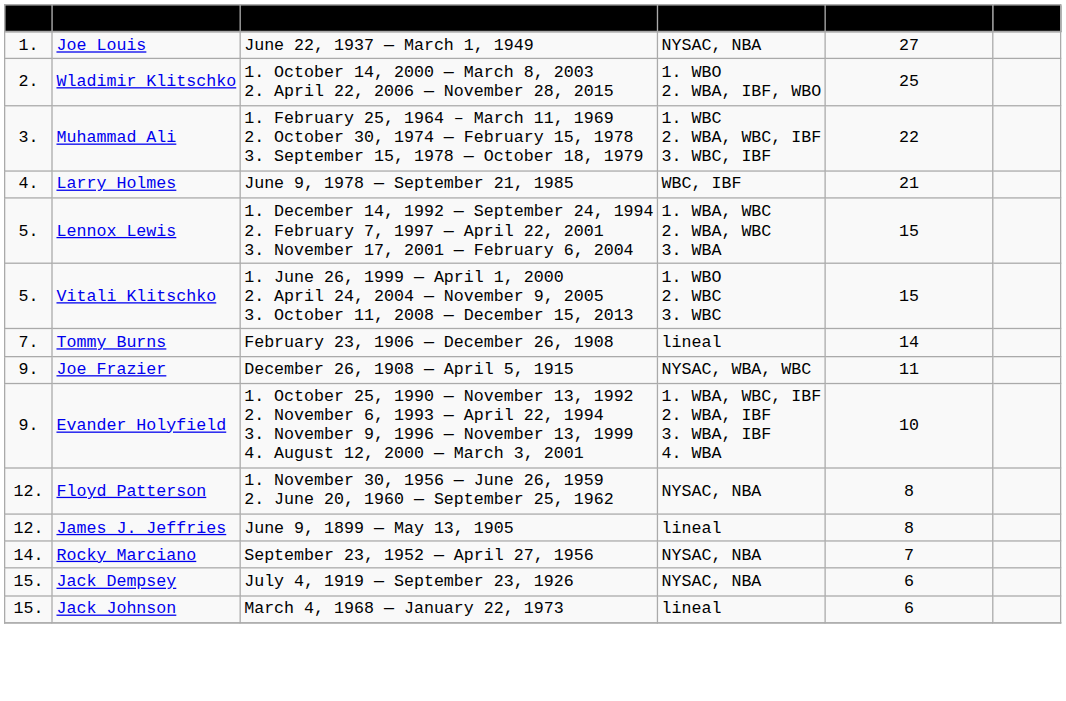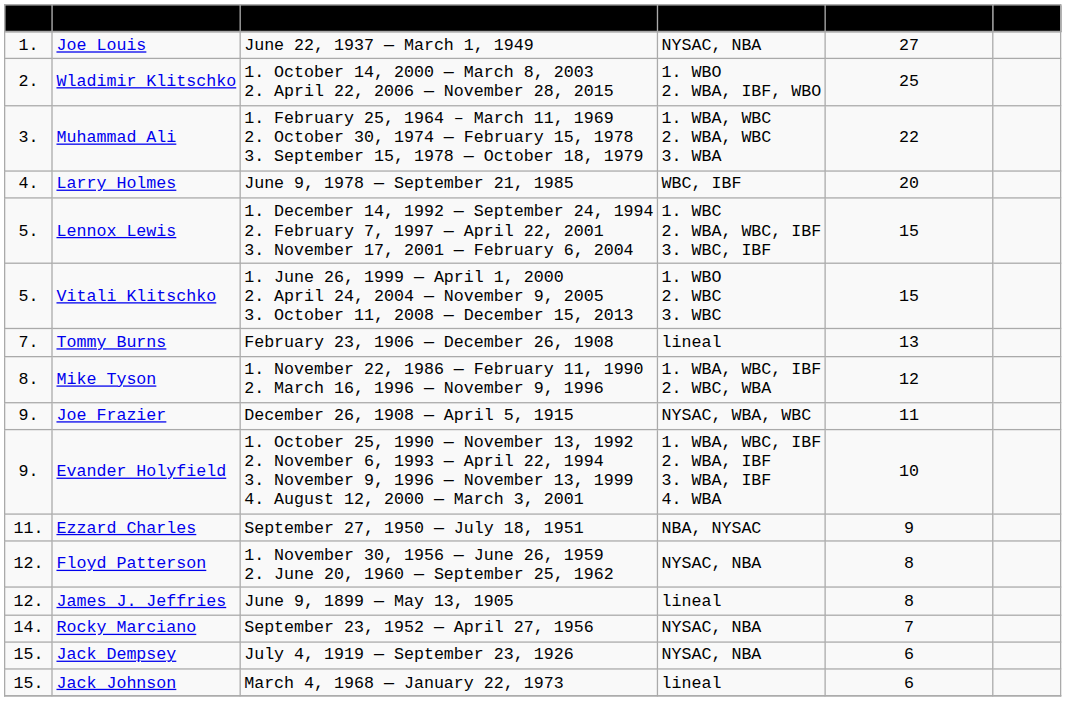(741, 138) 1. WBC 2. WBA, WBC, IBF 3. WBC, IBF -> (716, 138) 1. WBA, WBC 2. WBA, WBC 3. WBA
(909, 184) 21 -> (909, 184) 20
(716, 231) 1. WBA, WBC 2. WBA, WBC 3. WBA -> (741, 231) 1. WBC 2. WBA, WBC, IBF 3. WBC, IBF
(909, 342) 14 -> (909, 342) 13
+ row: (106, 379)
+ row: (126, 528)
